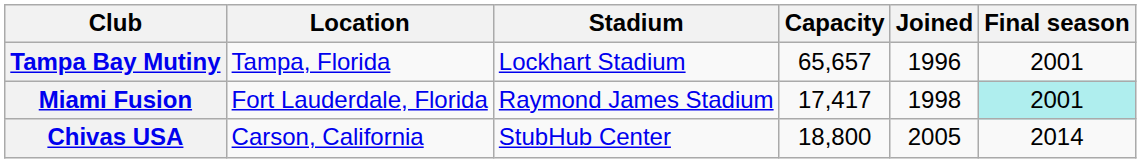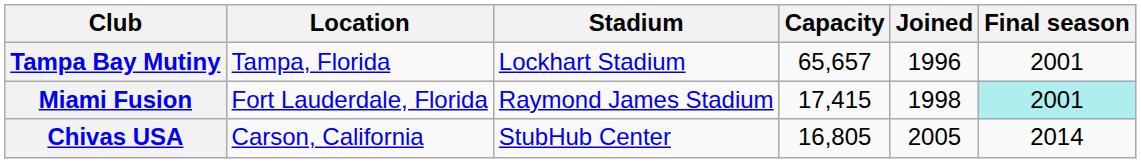(835, 99) 17,417 -> (835, 99) 17,415
(835, 137) 18,800 -> (835, 137) 16,805
